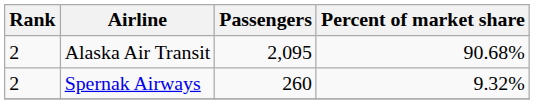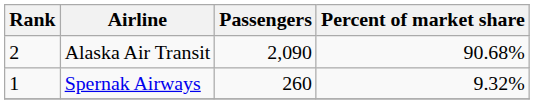(290, 51) 2,095 -> (290, 51) 2,090
(14, 83) 2 -> (14, 83) 1
